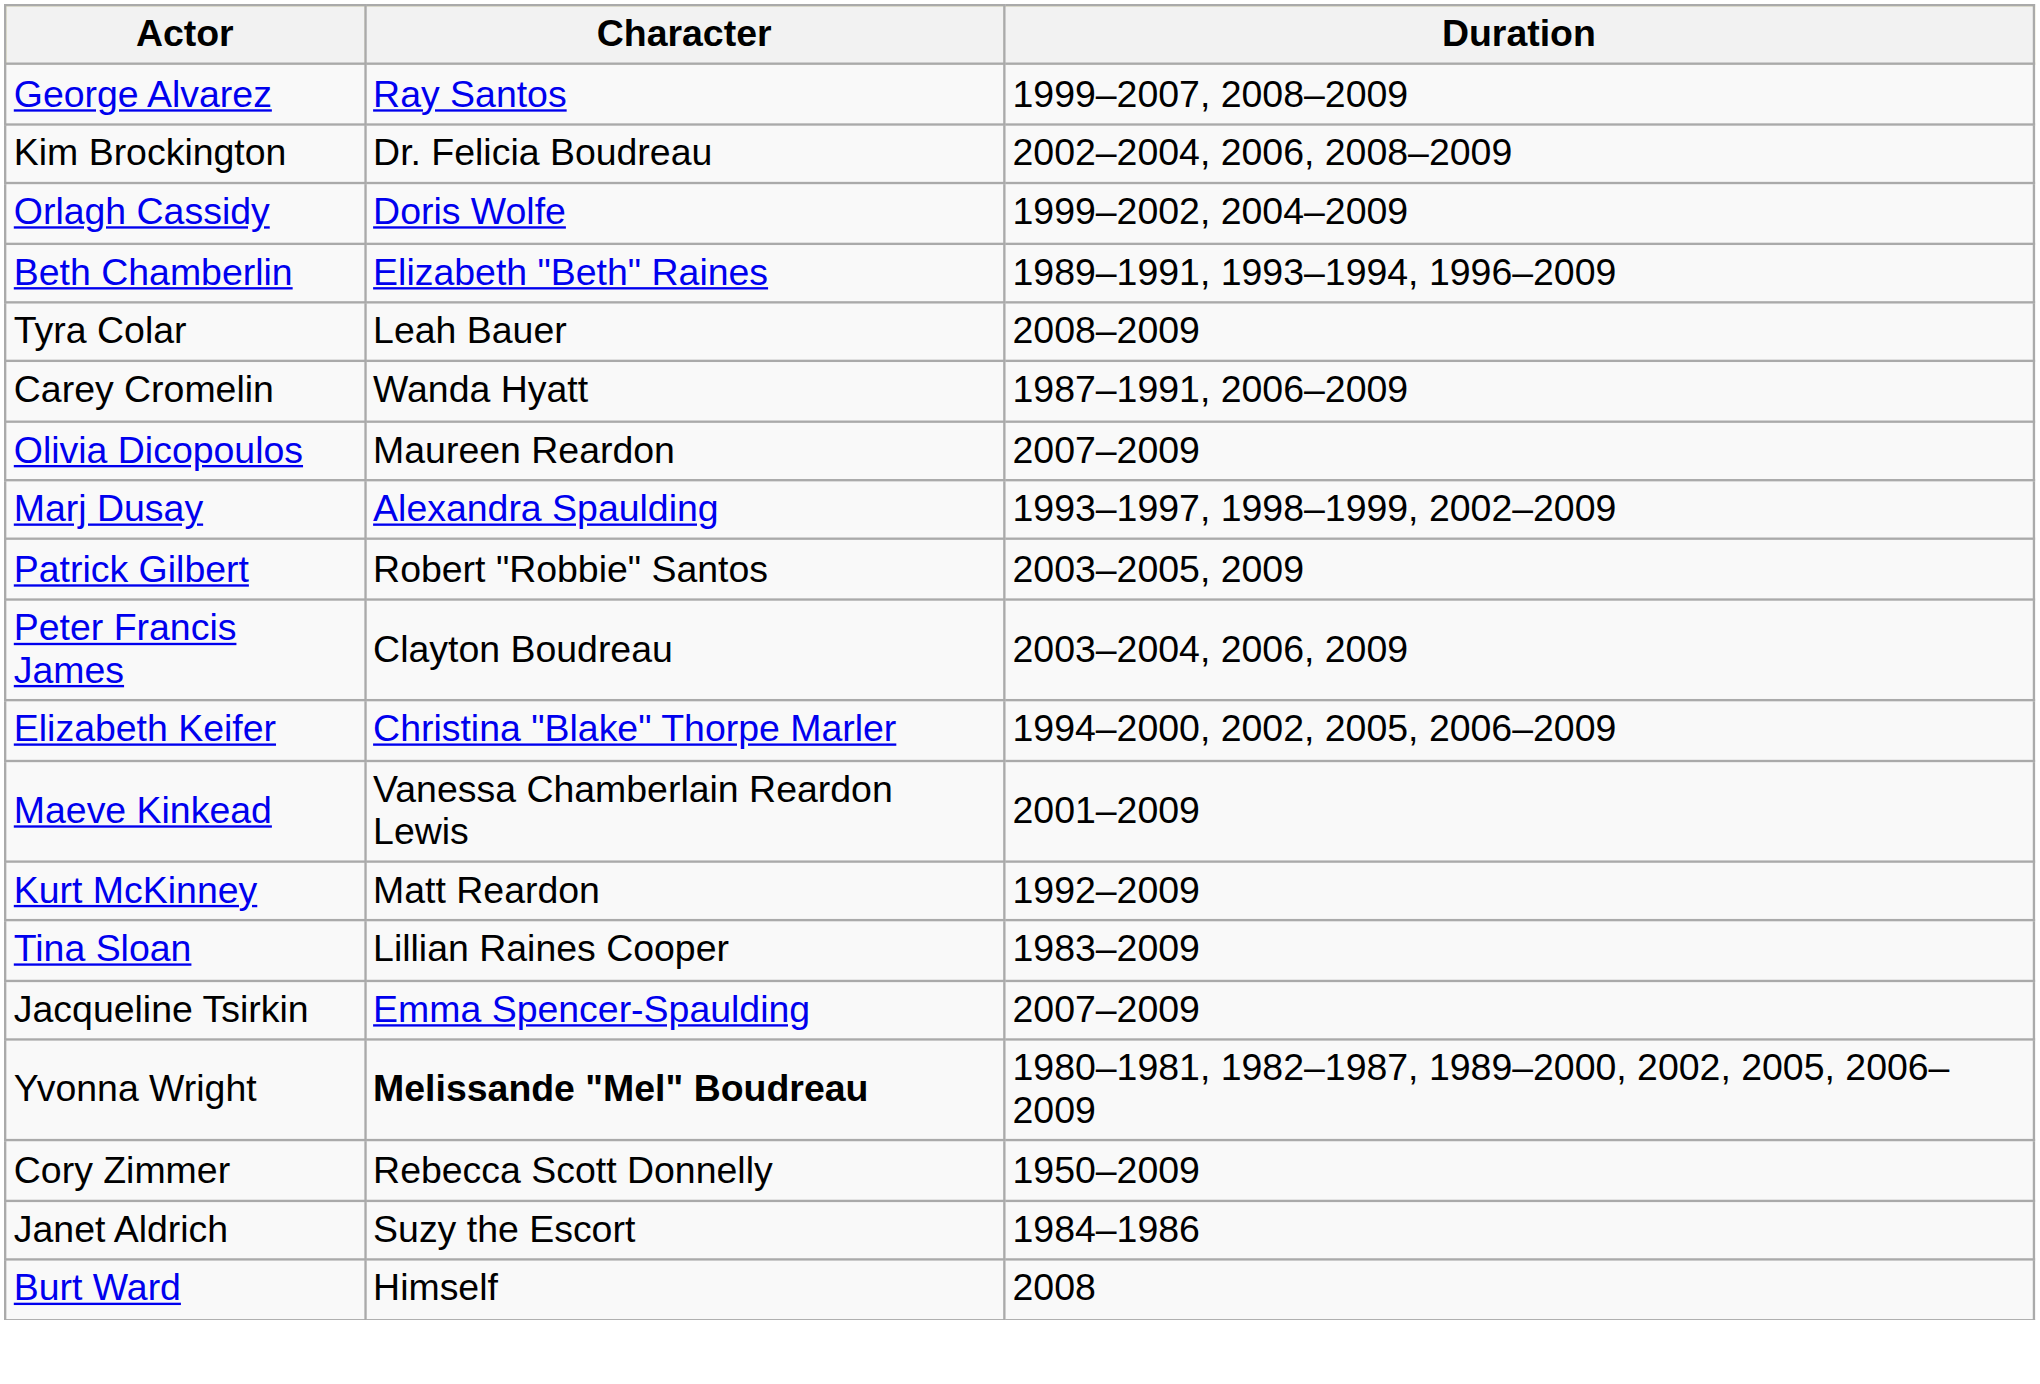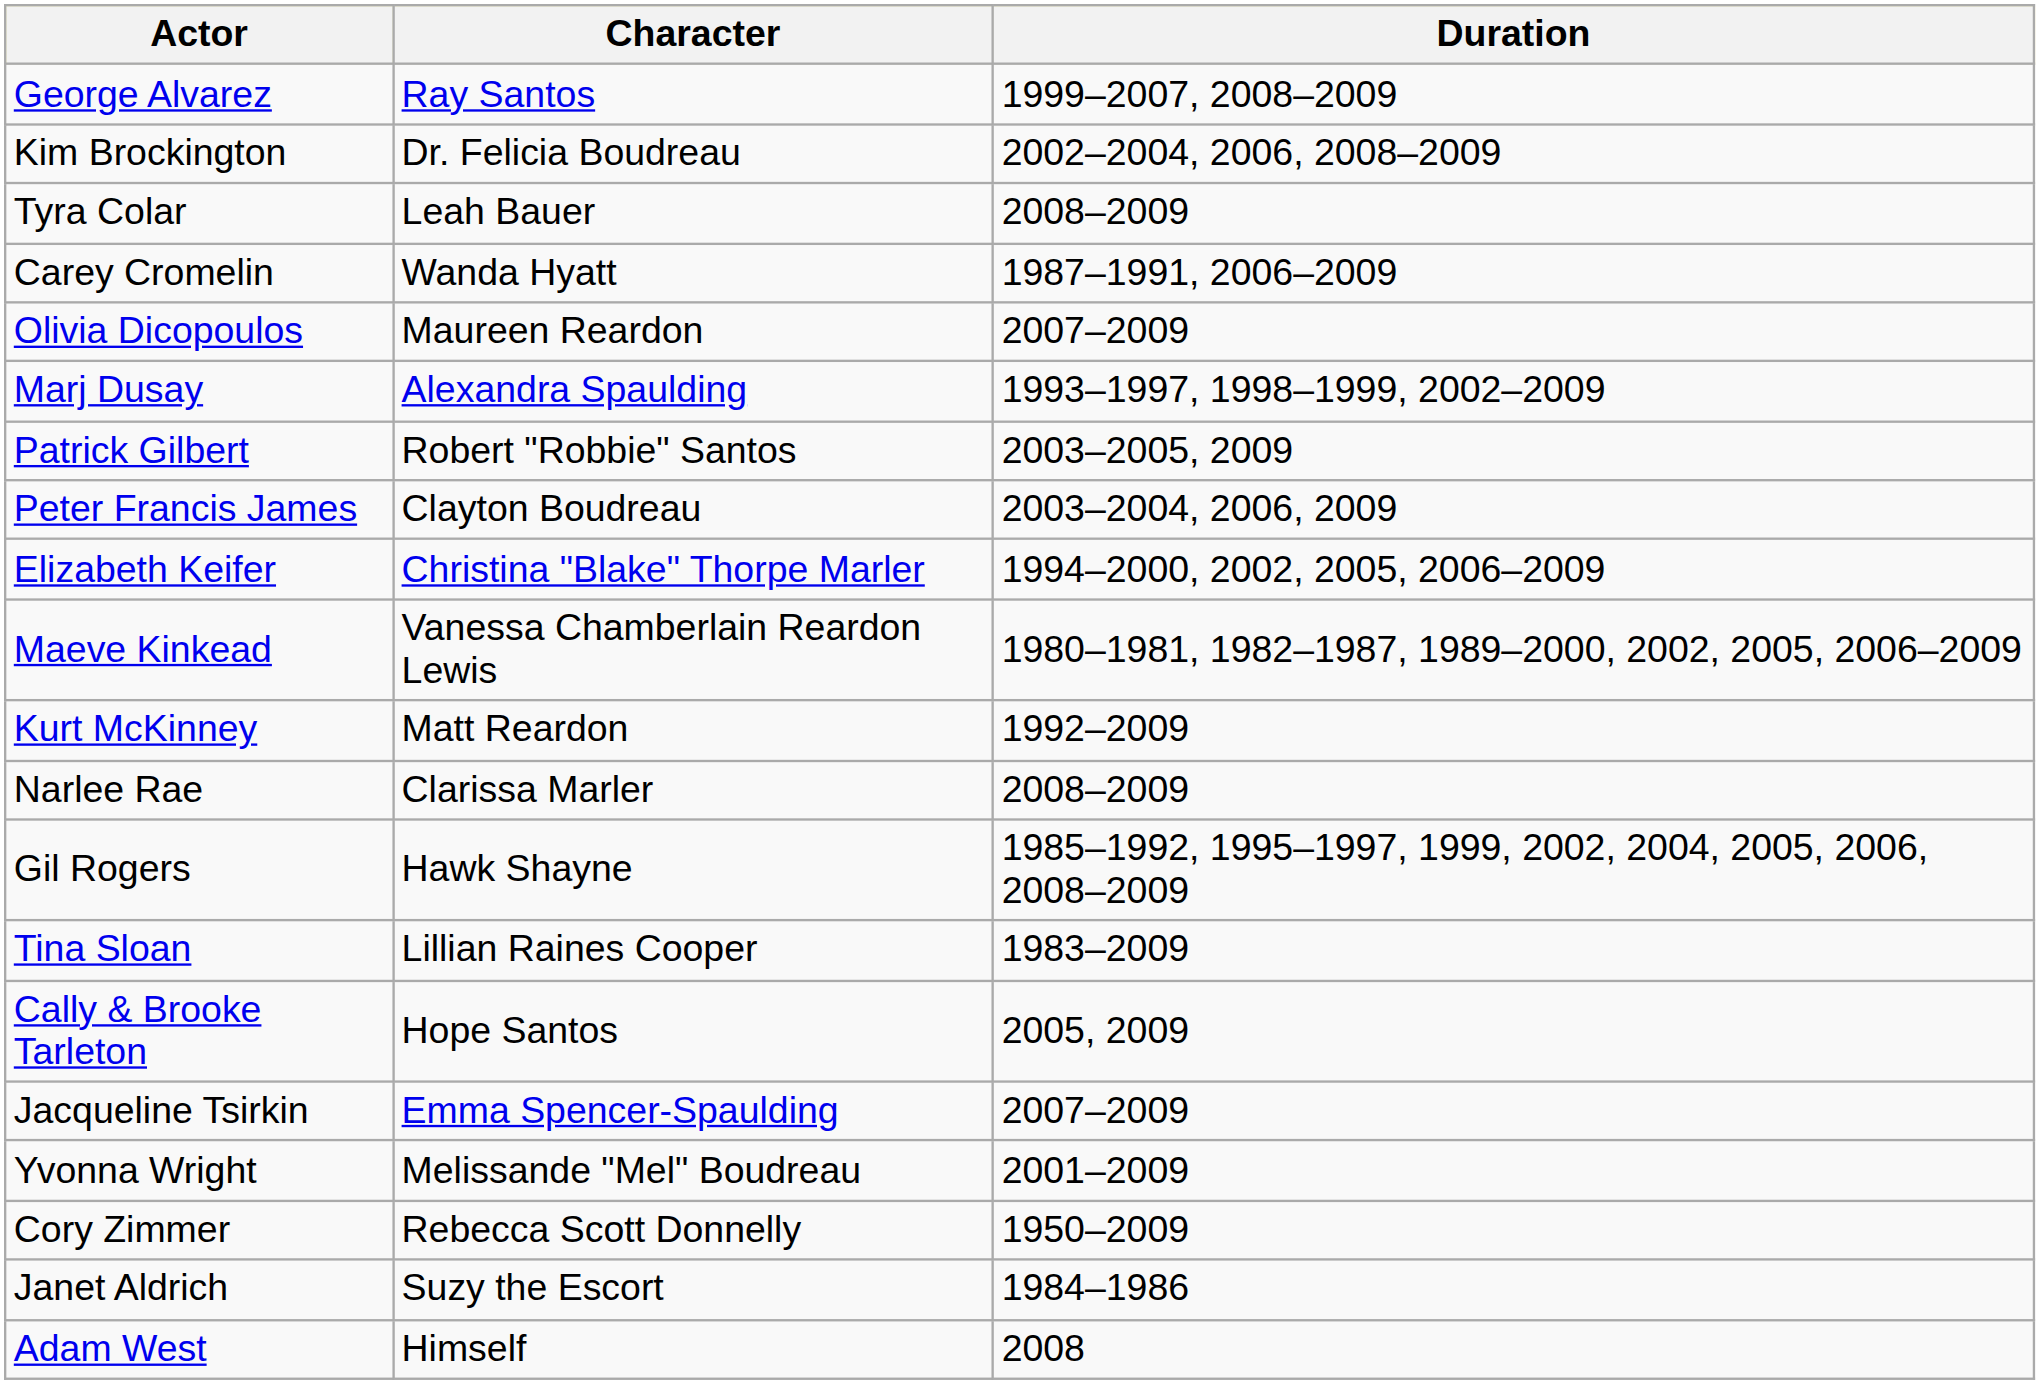- row: (142, 212)
- row: (153, 271)
(1106, 809) 2001–2009 -> (1512, 649) 1980–1981, 1982–1987, 1989–2000, 2002, 2005, 2006–2009
+ row: (108, 788)
+ row: (102, 869)
+ row: (138, 1030)
(621, 1089) bold -> (631, 1169) normal
(1481, 1089) 1980–1981, 1982–1987, 1989–2000, 2002, 2005, 2006–2009 -> (1095, 1169) 2001–2009
+ row: (110, 1348)
- row: (97, 1288)
